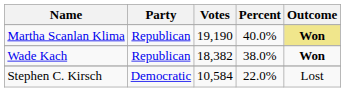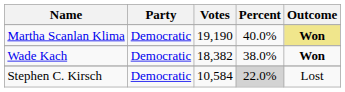(161, 35) Republican -> (161, 35) Democratic
(161, 55) Republican -> (161, 55) Democratic
(260, 76) no background -> (260, 76) lightgrey background
